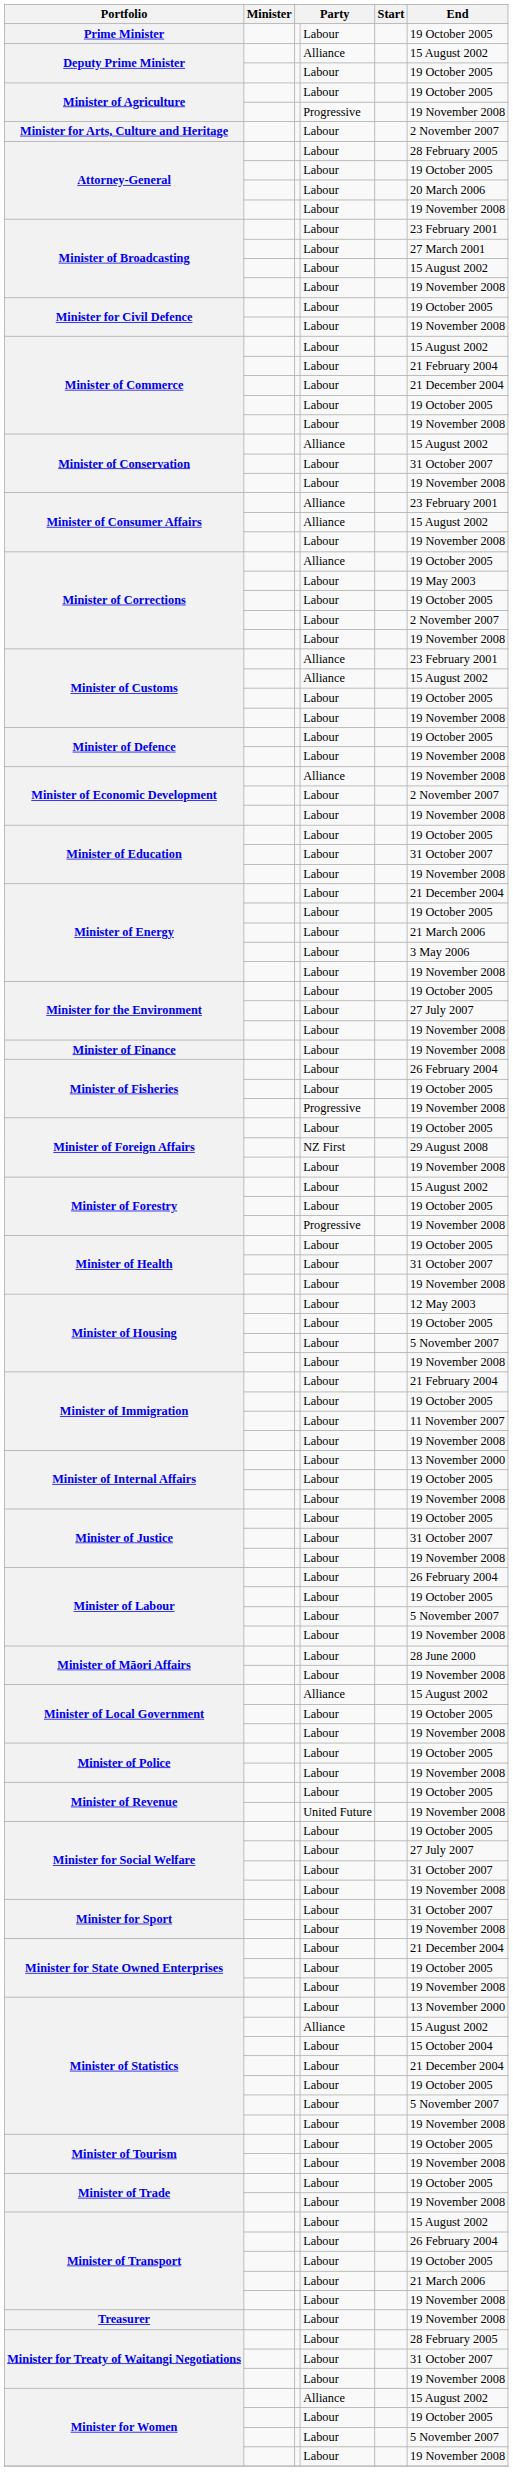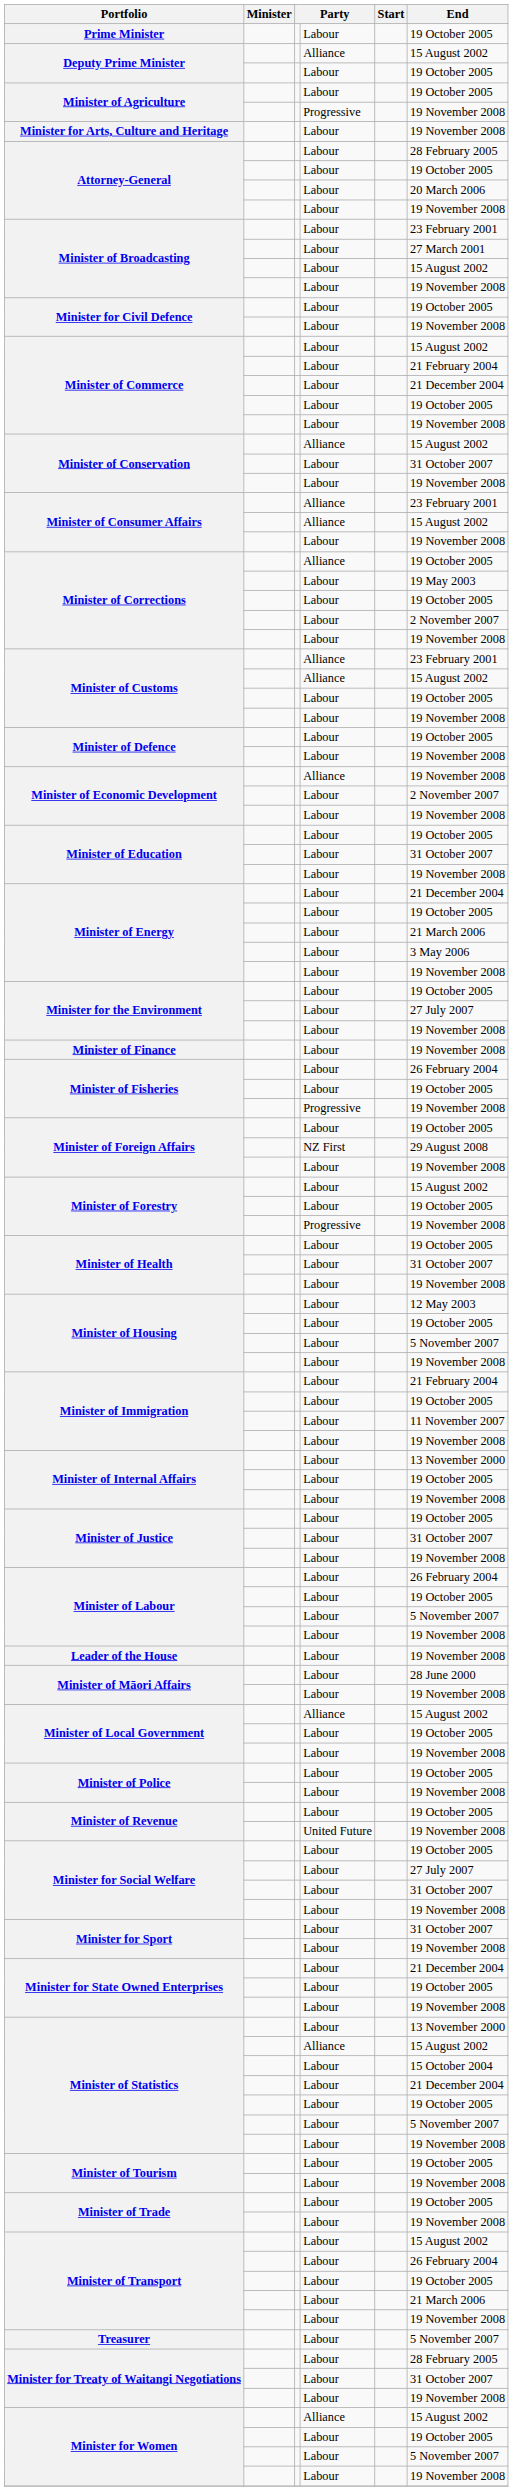(454, 131) 2 November 2007 -> (458, 131) 19 November 2008
+ row: (124, 1655)
(458, 2319) 19 November 2008 -> (454, 2339) 5 November 2007
